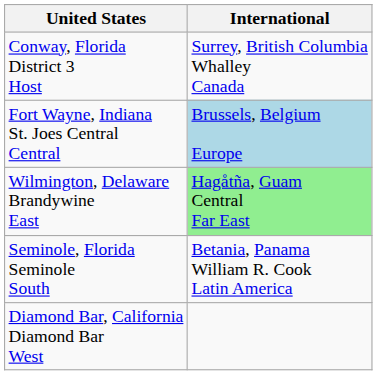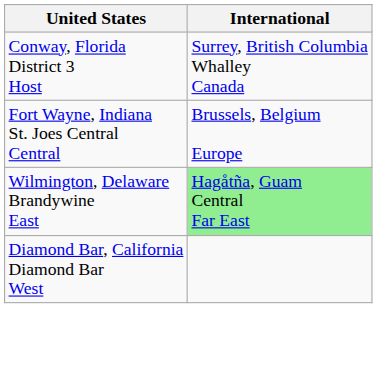(256, 133) lightblue background -> (256, 133) no background
- row: (72, 268)
